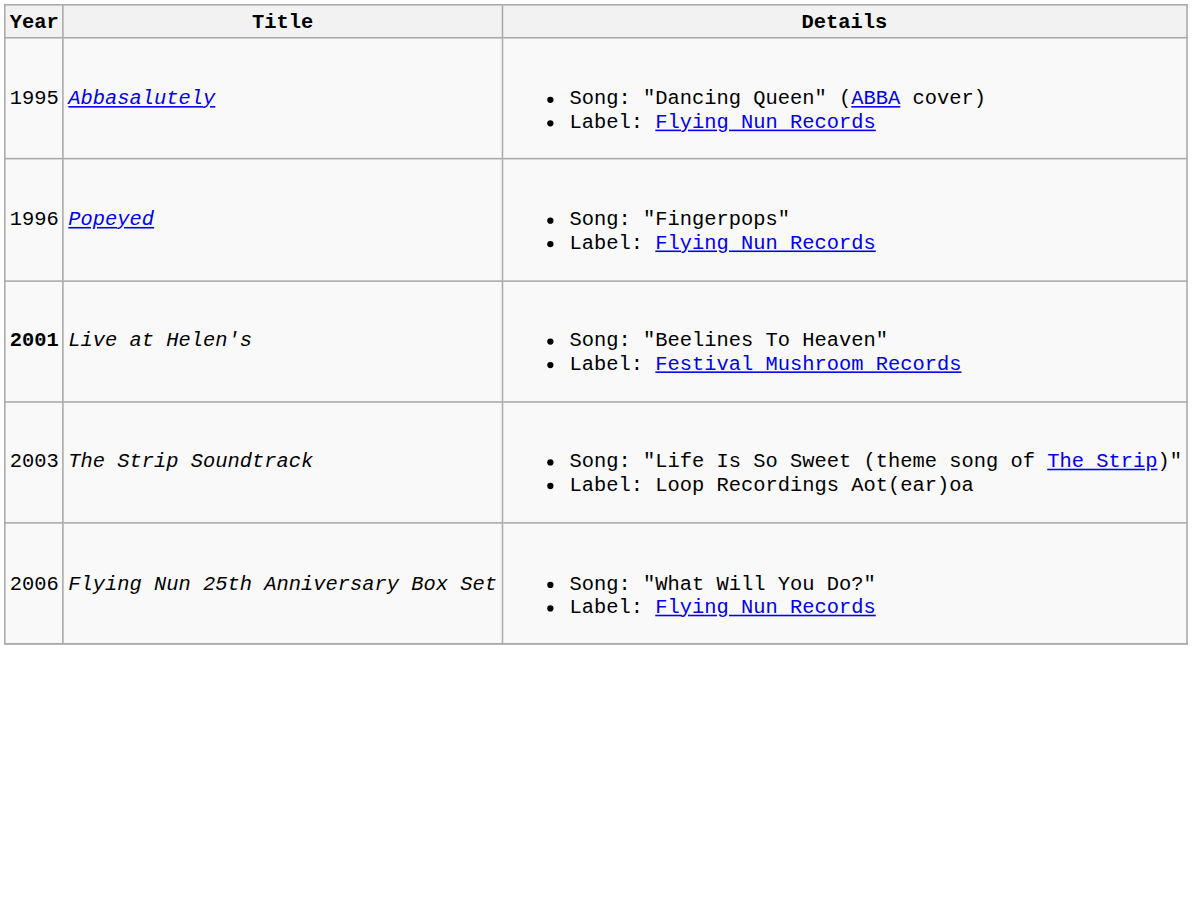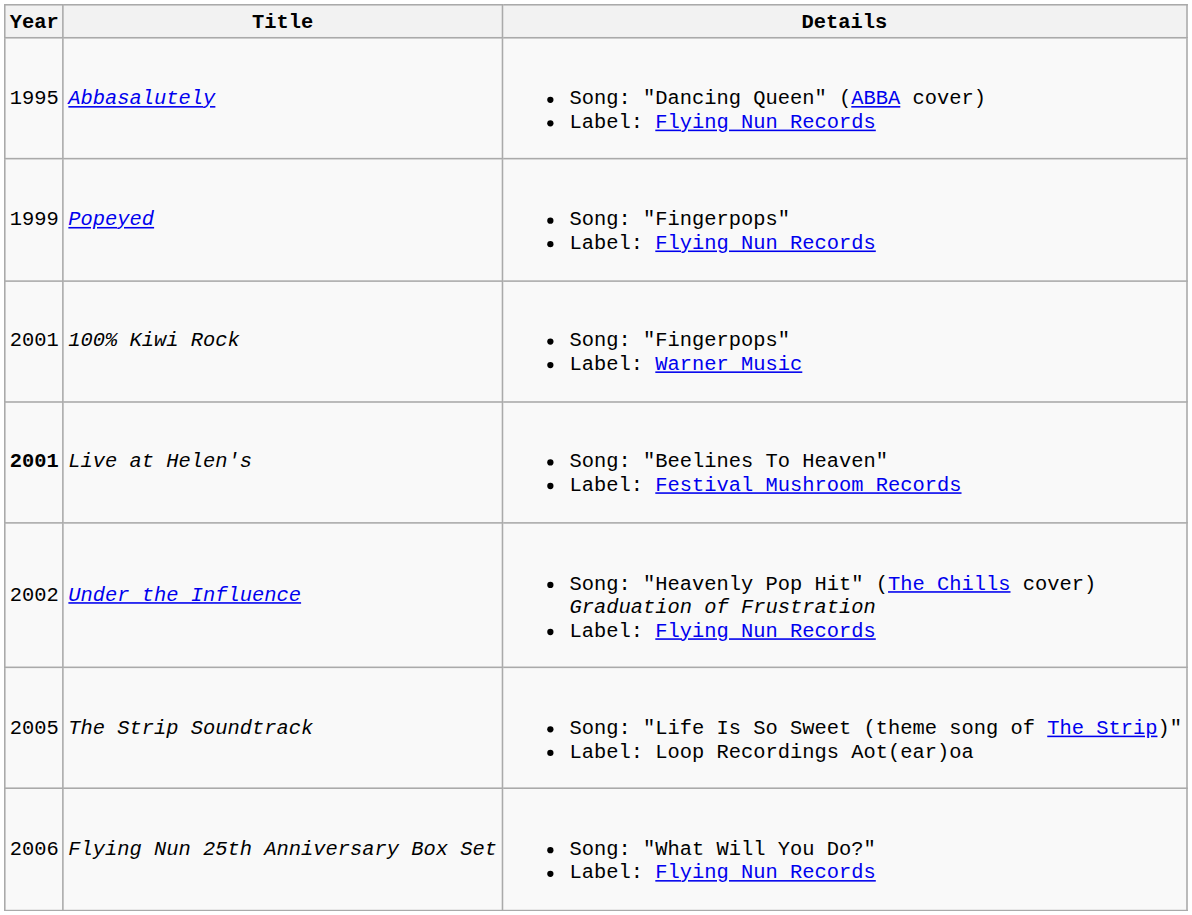(34, 220) 1996 -> (34, 220) 1999
+ row: (154, 341)
+ row: (185, 595)
(34, 462) 2003 -> (34, 728) 2005
